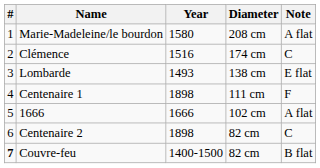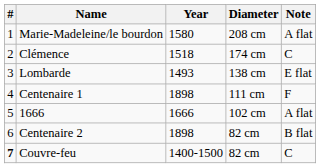(181, 53) 1516 -> (181, 53) 1518
(288, 133) C -> (298, 133) B flat
(298, 152) B flat -> (288, 152) C
